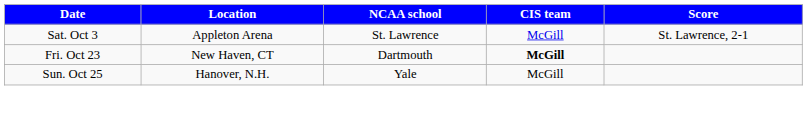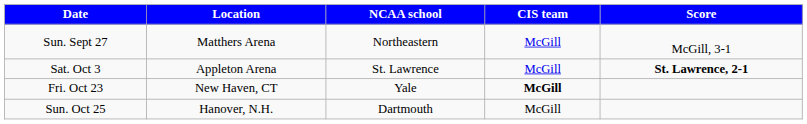+ row: (75, 41)
(703, 34) normal -> (701, 68) bold
(405, 54) Dartmouth -> (405, 88) Yale
(405, 74) Yale -> (405, 108) Dartmouth
